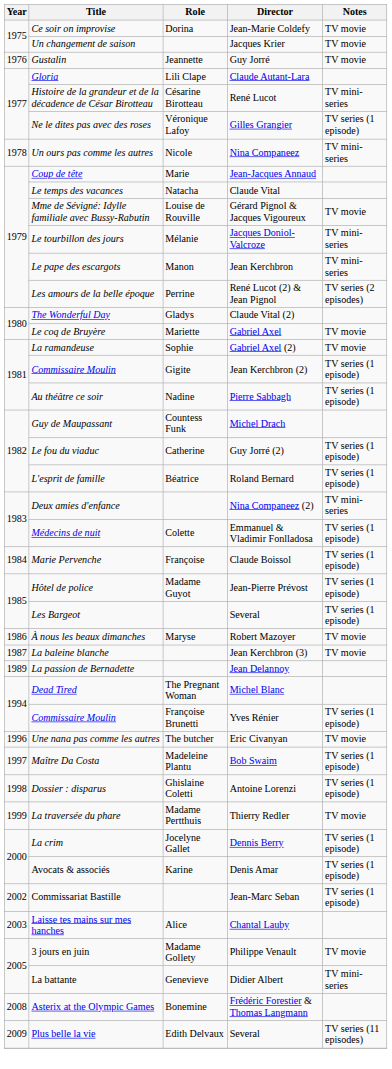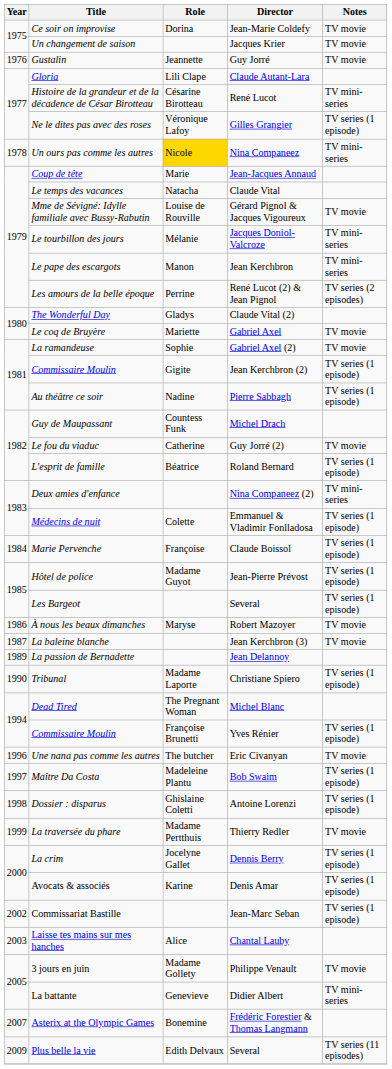(179, 152) no background -> (179, 152) gold background
(350, 451) TV series (1 episode) -> (345, 445) TV movie
+ row: (49, 679)
(17, 1007) 2008 -> (17, 1023) 2007
